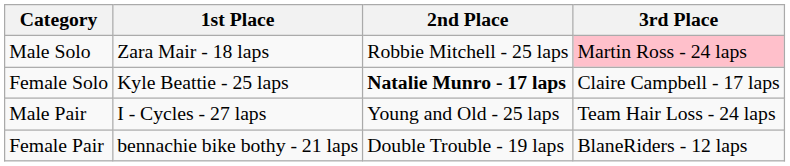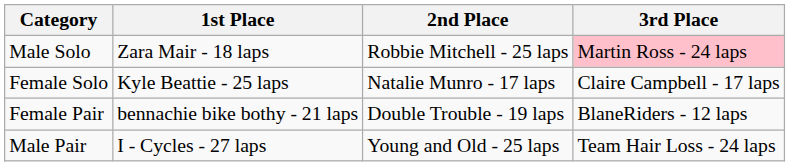(467, 82) bold -> (461, 82) normal
rows swapped: (48, 113) <-> (56, 144)
